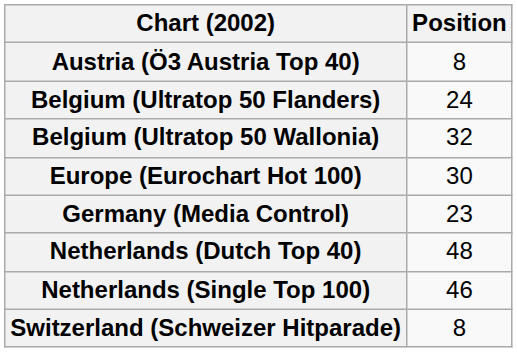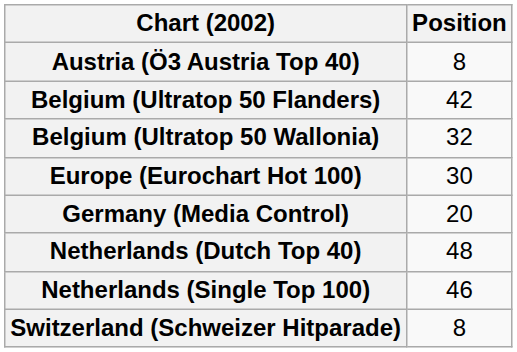(459, 99) 24 -> (459, 99) 42
(459, 213) 23 -> (459, 213) 20
